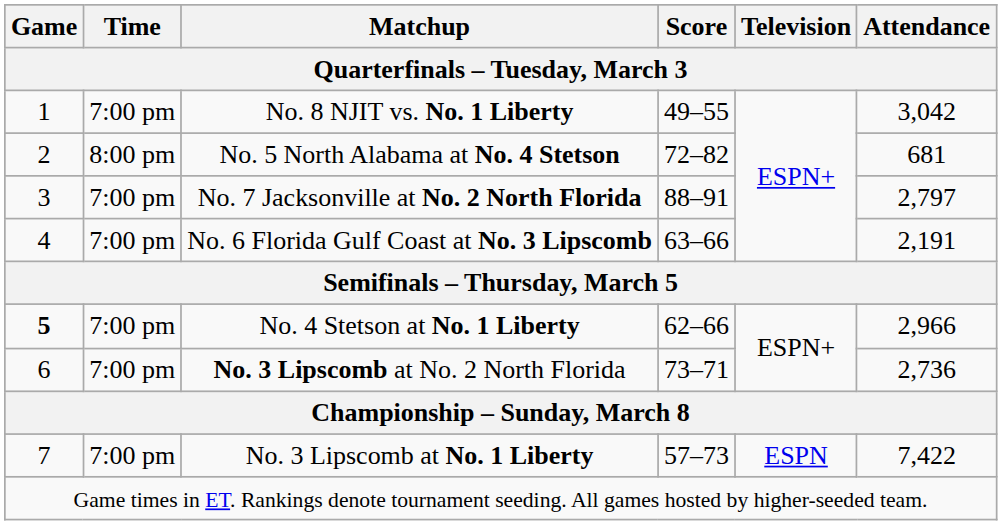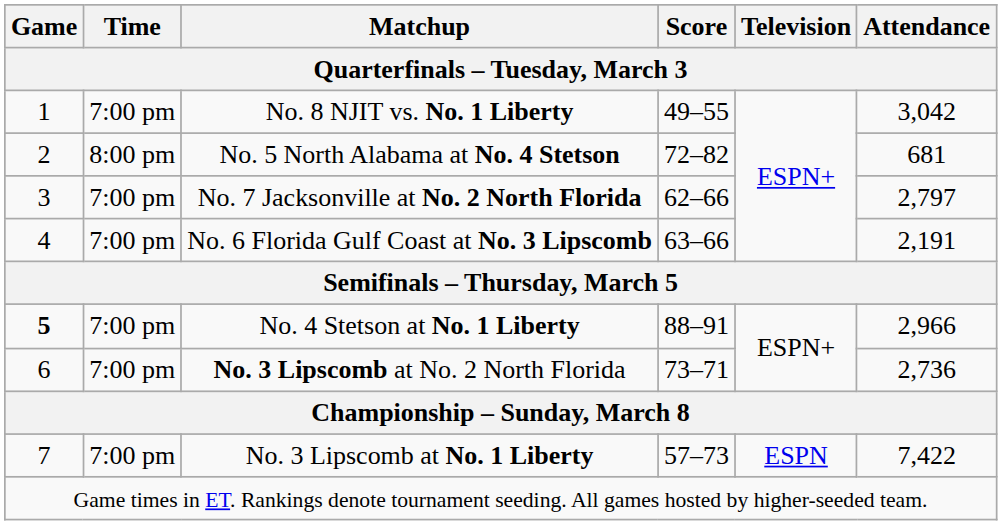(696, 197) 88–91 -> (696, 197) 62–66
(696, 326) 62–66 -> (696, 326) 88–91
